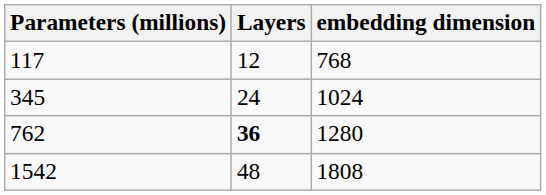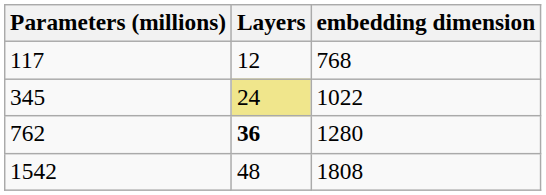(249, 97) no background -> (249, 97) khaki background
(340, 97) 1024 -> (340, 97) 1022
